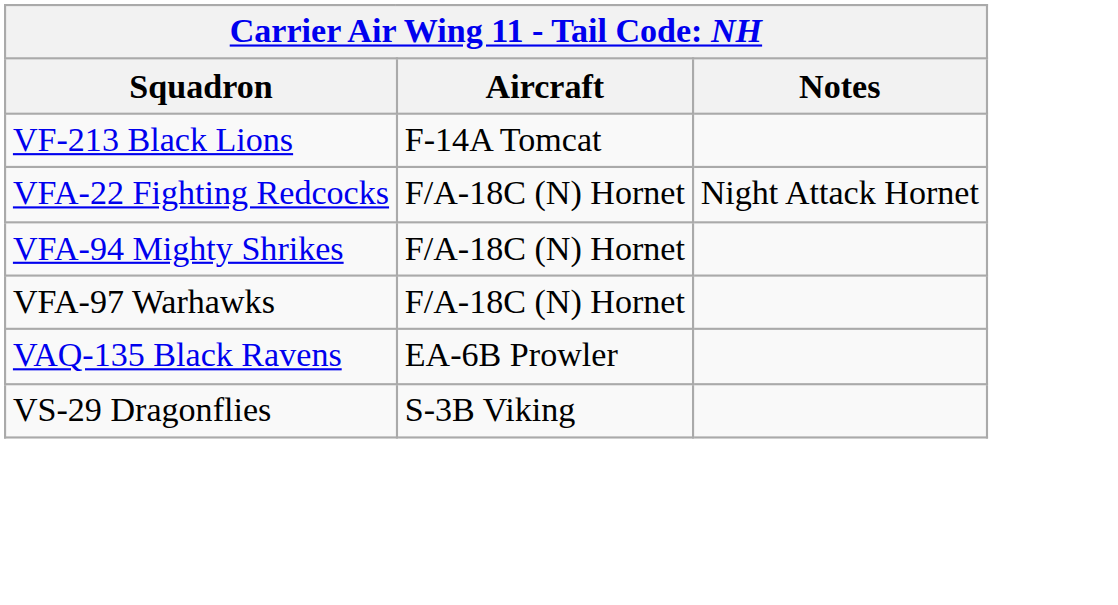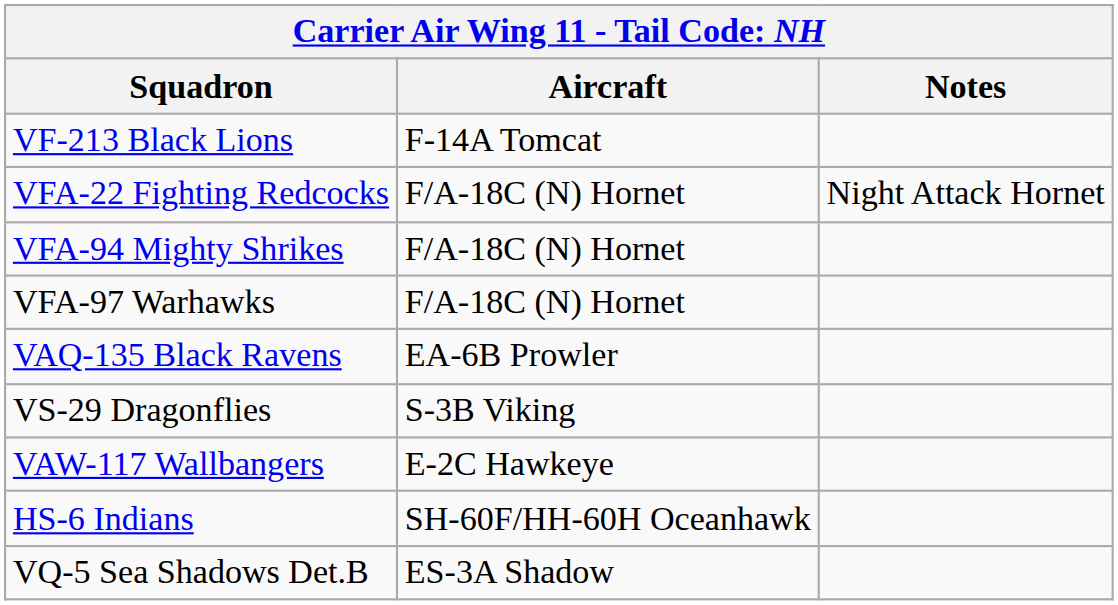+ row: (168, 463)
+ row: (103, 517)
+ row: (191, 572)
